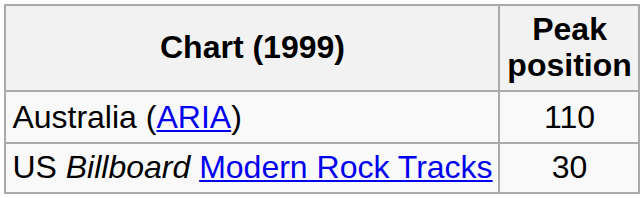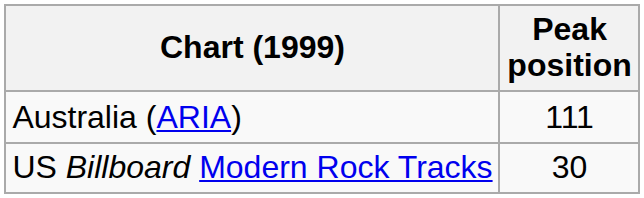(570, 116) 110 -> (570, 116) 111
